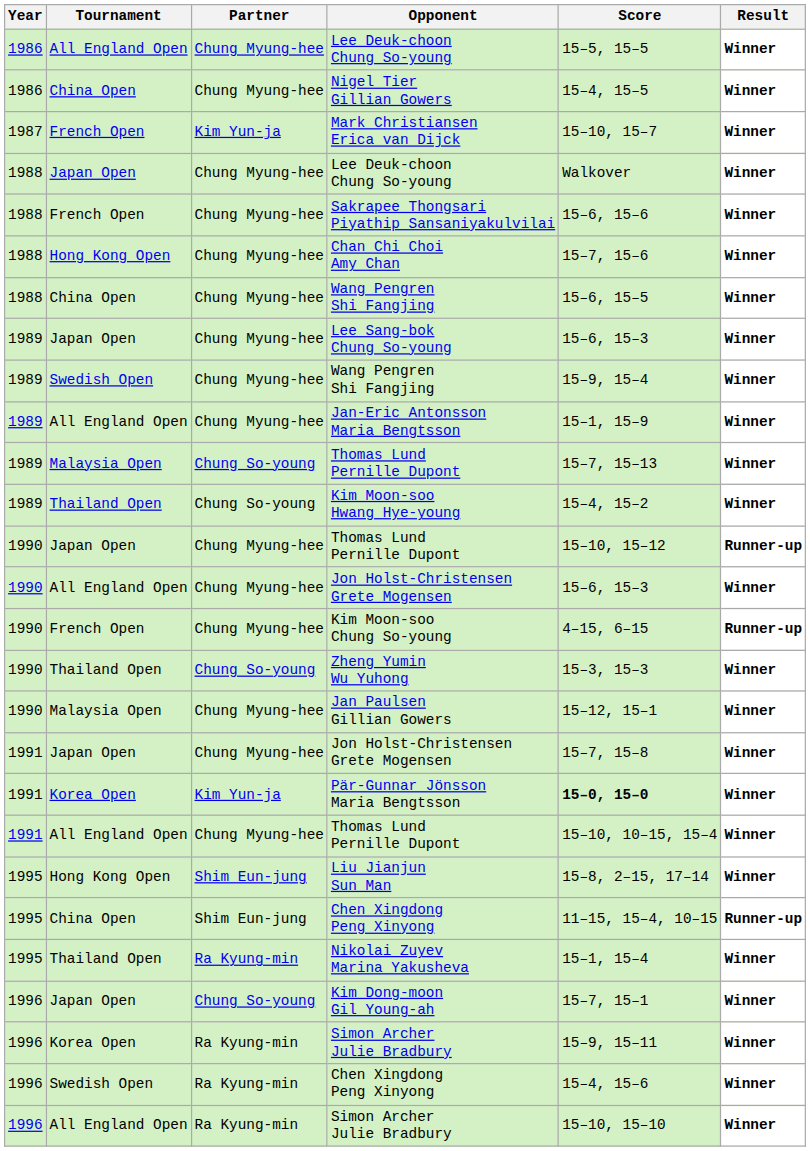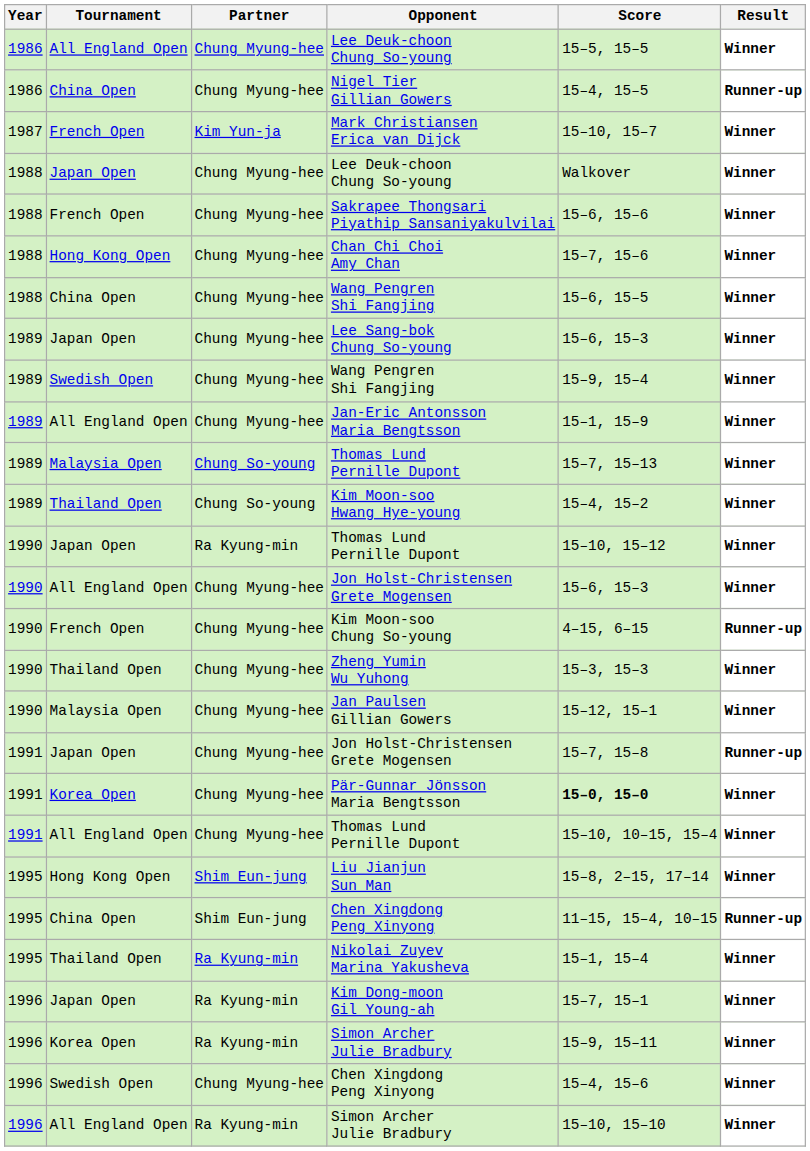(750, 91) Winner -> (763, 91) Runner-up
(259, 546) Chung Myung-hee -> (246, 546) Ra Kyung-min
(763, 546) Runner-up -> (750, 546) Winner
(255, 670) Chung So-young -> (259, 670) Chung Myung-hee
(750, 753) Winner -> (763, 753) Runner-up
(238, 794) Kim Yun-ja -> (259, 794) Chung Myung-hee
(255, 1001) Chung So-young -> (246, 1001) Ra Kyung-min
(246, 1084) Ra Kyung-min -> (259, 1084) Chung Myung-hee
